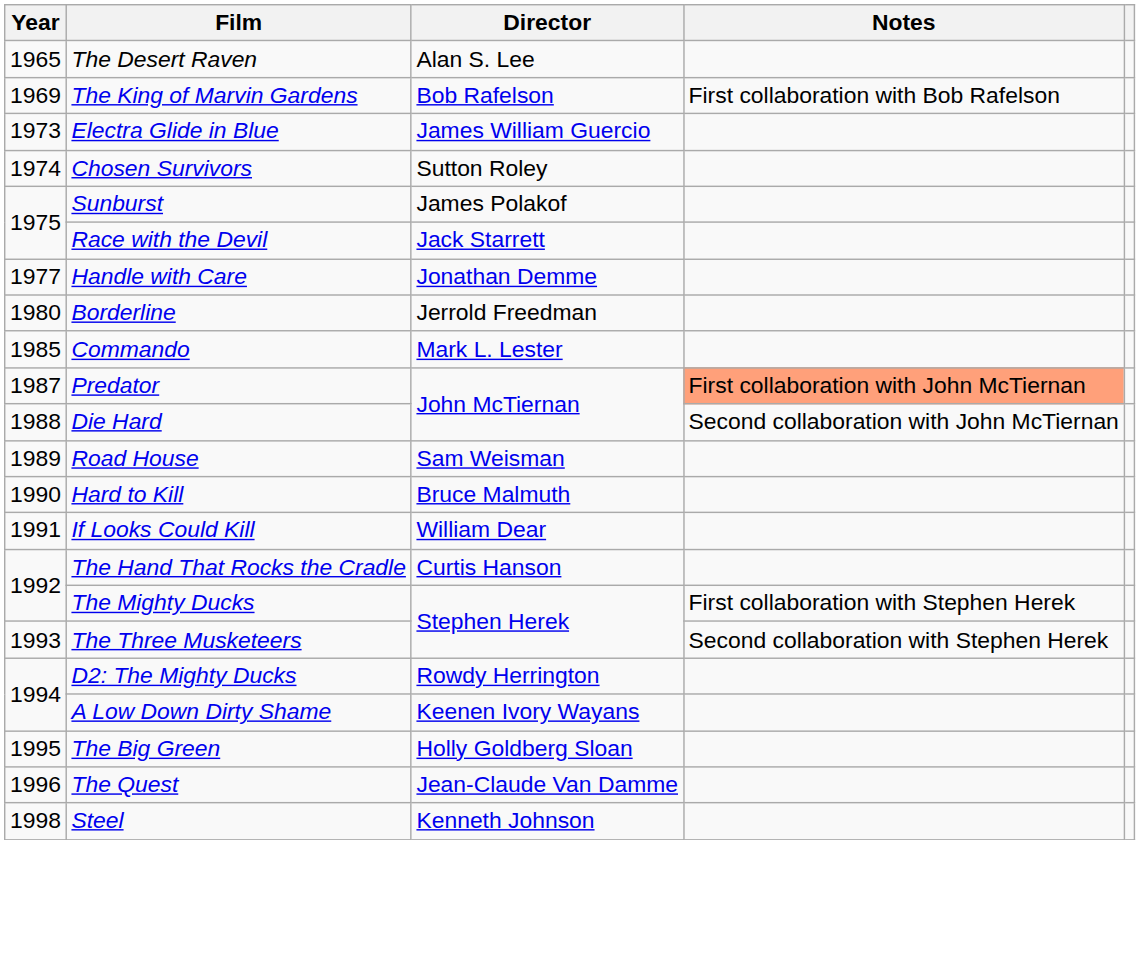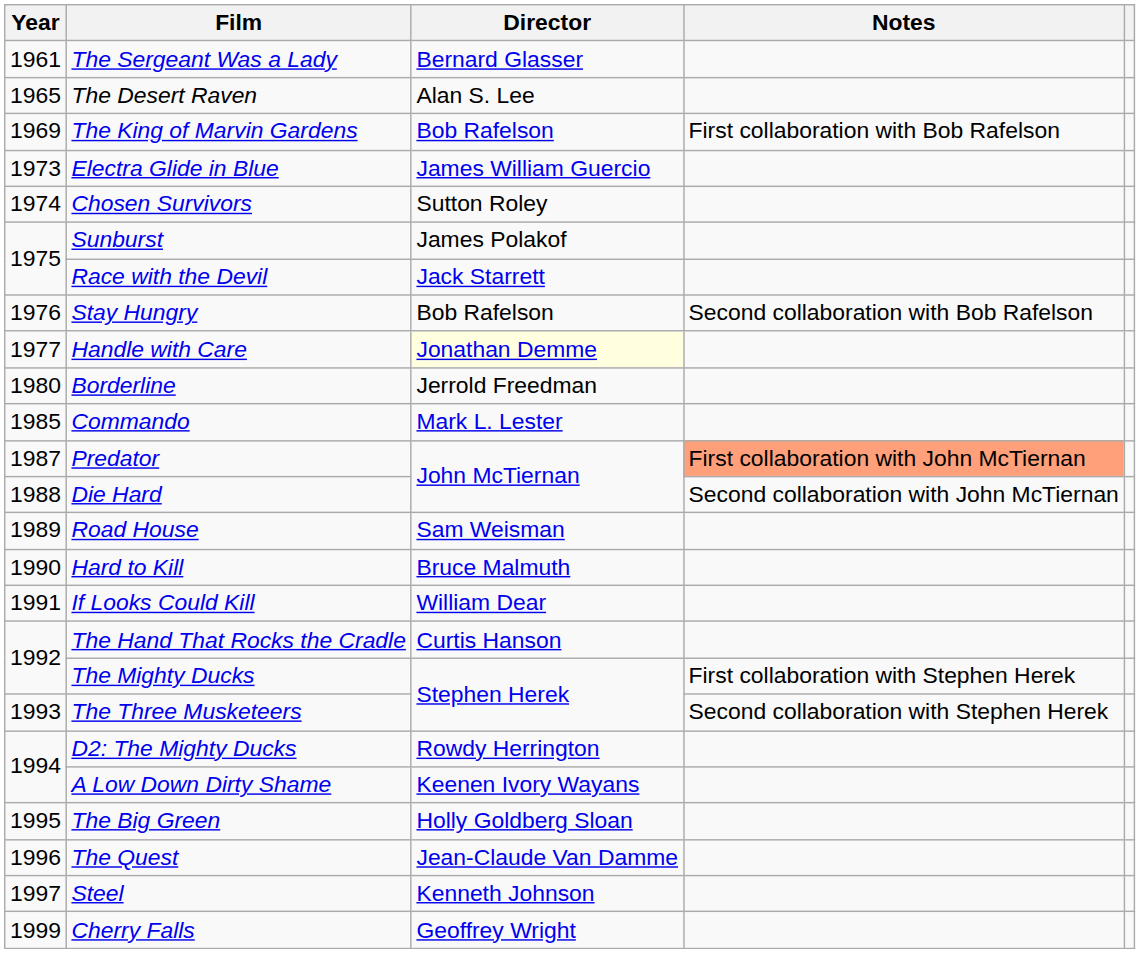+ row: (204, 58)
+ row: (134, 312)
(507, 276) no background -> (507, 349) lightyellow background
(35, 820) 1998 -> (35, 893) 1997
+ row: (133, 929)
